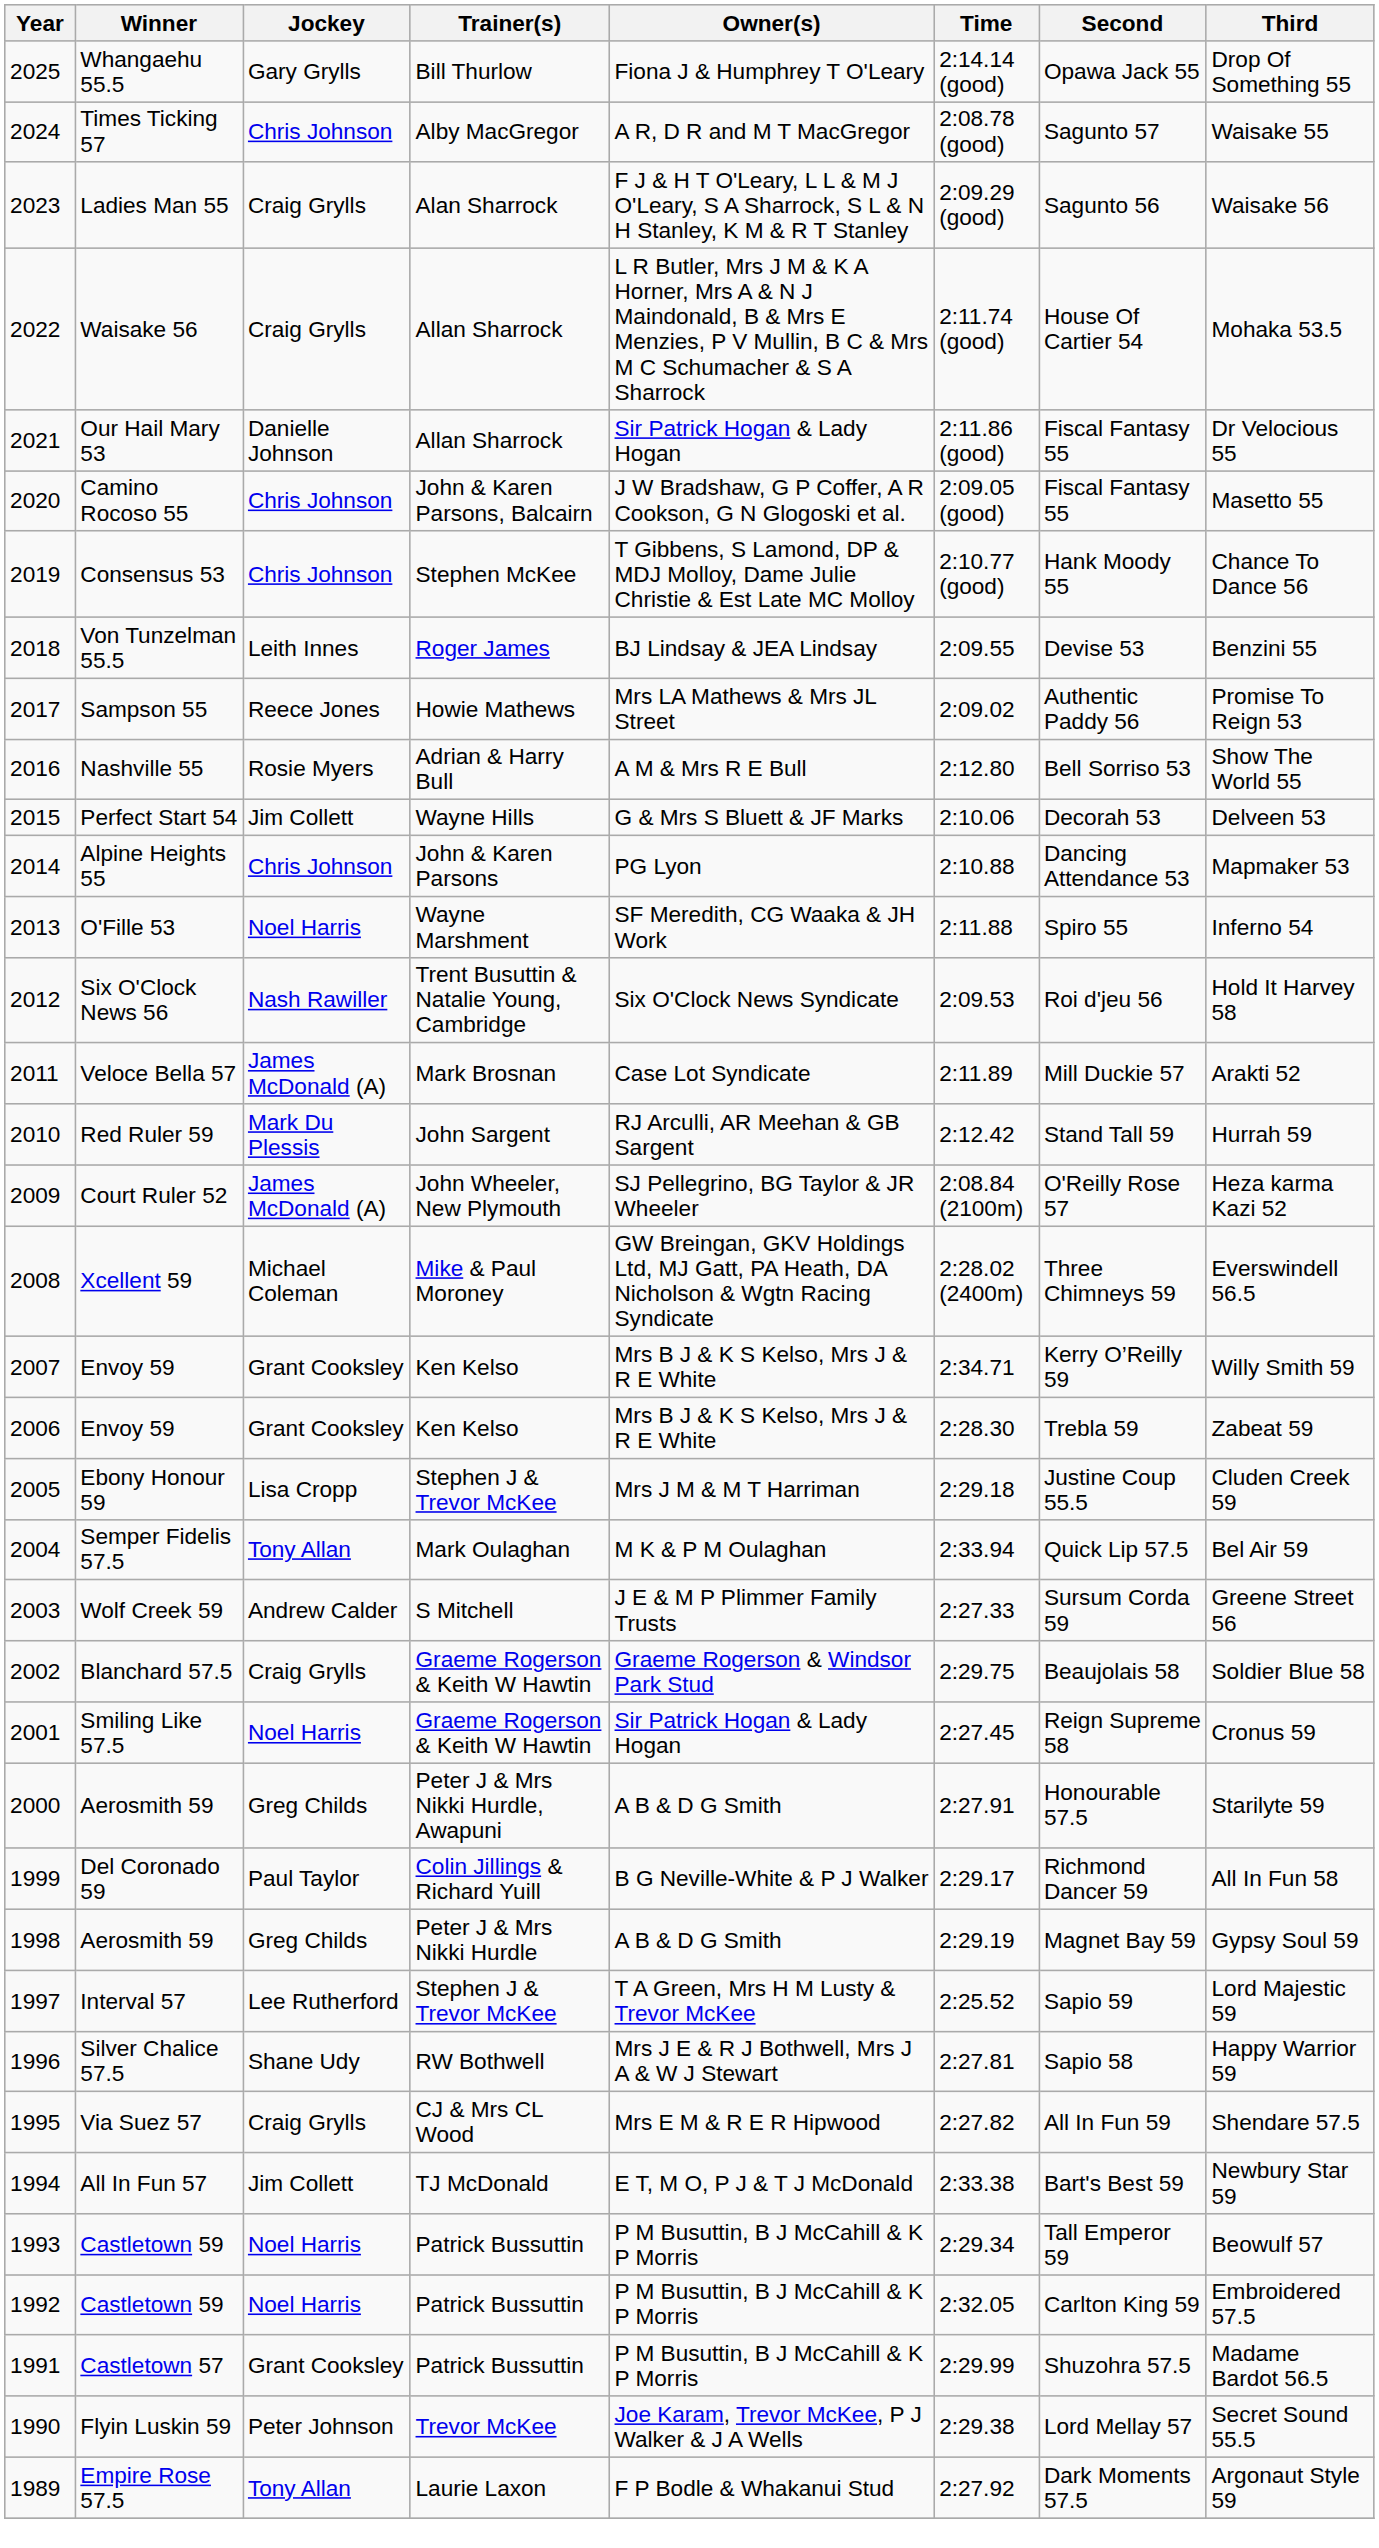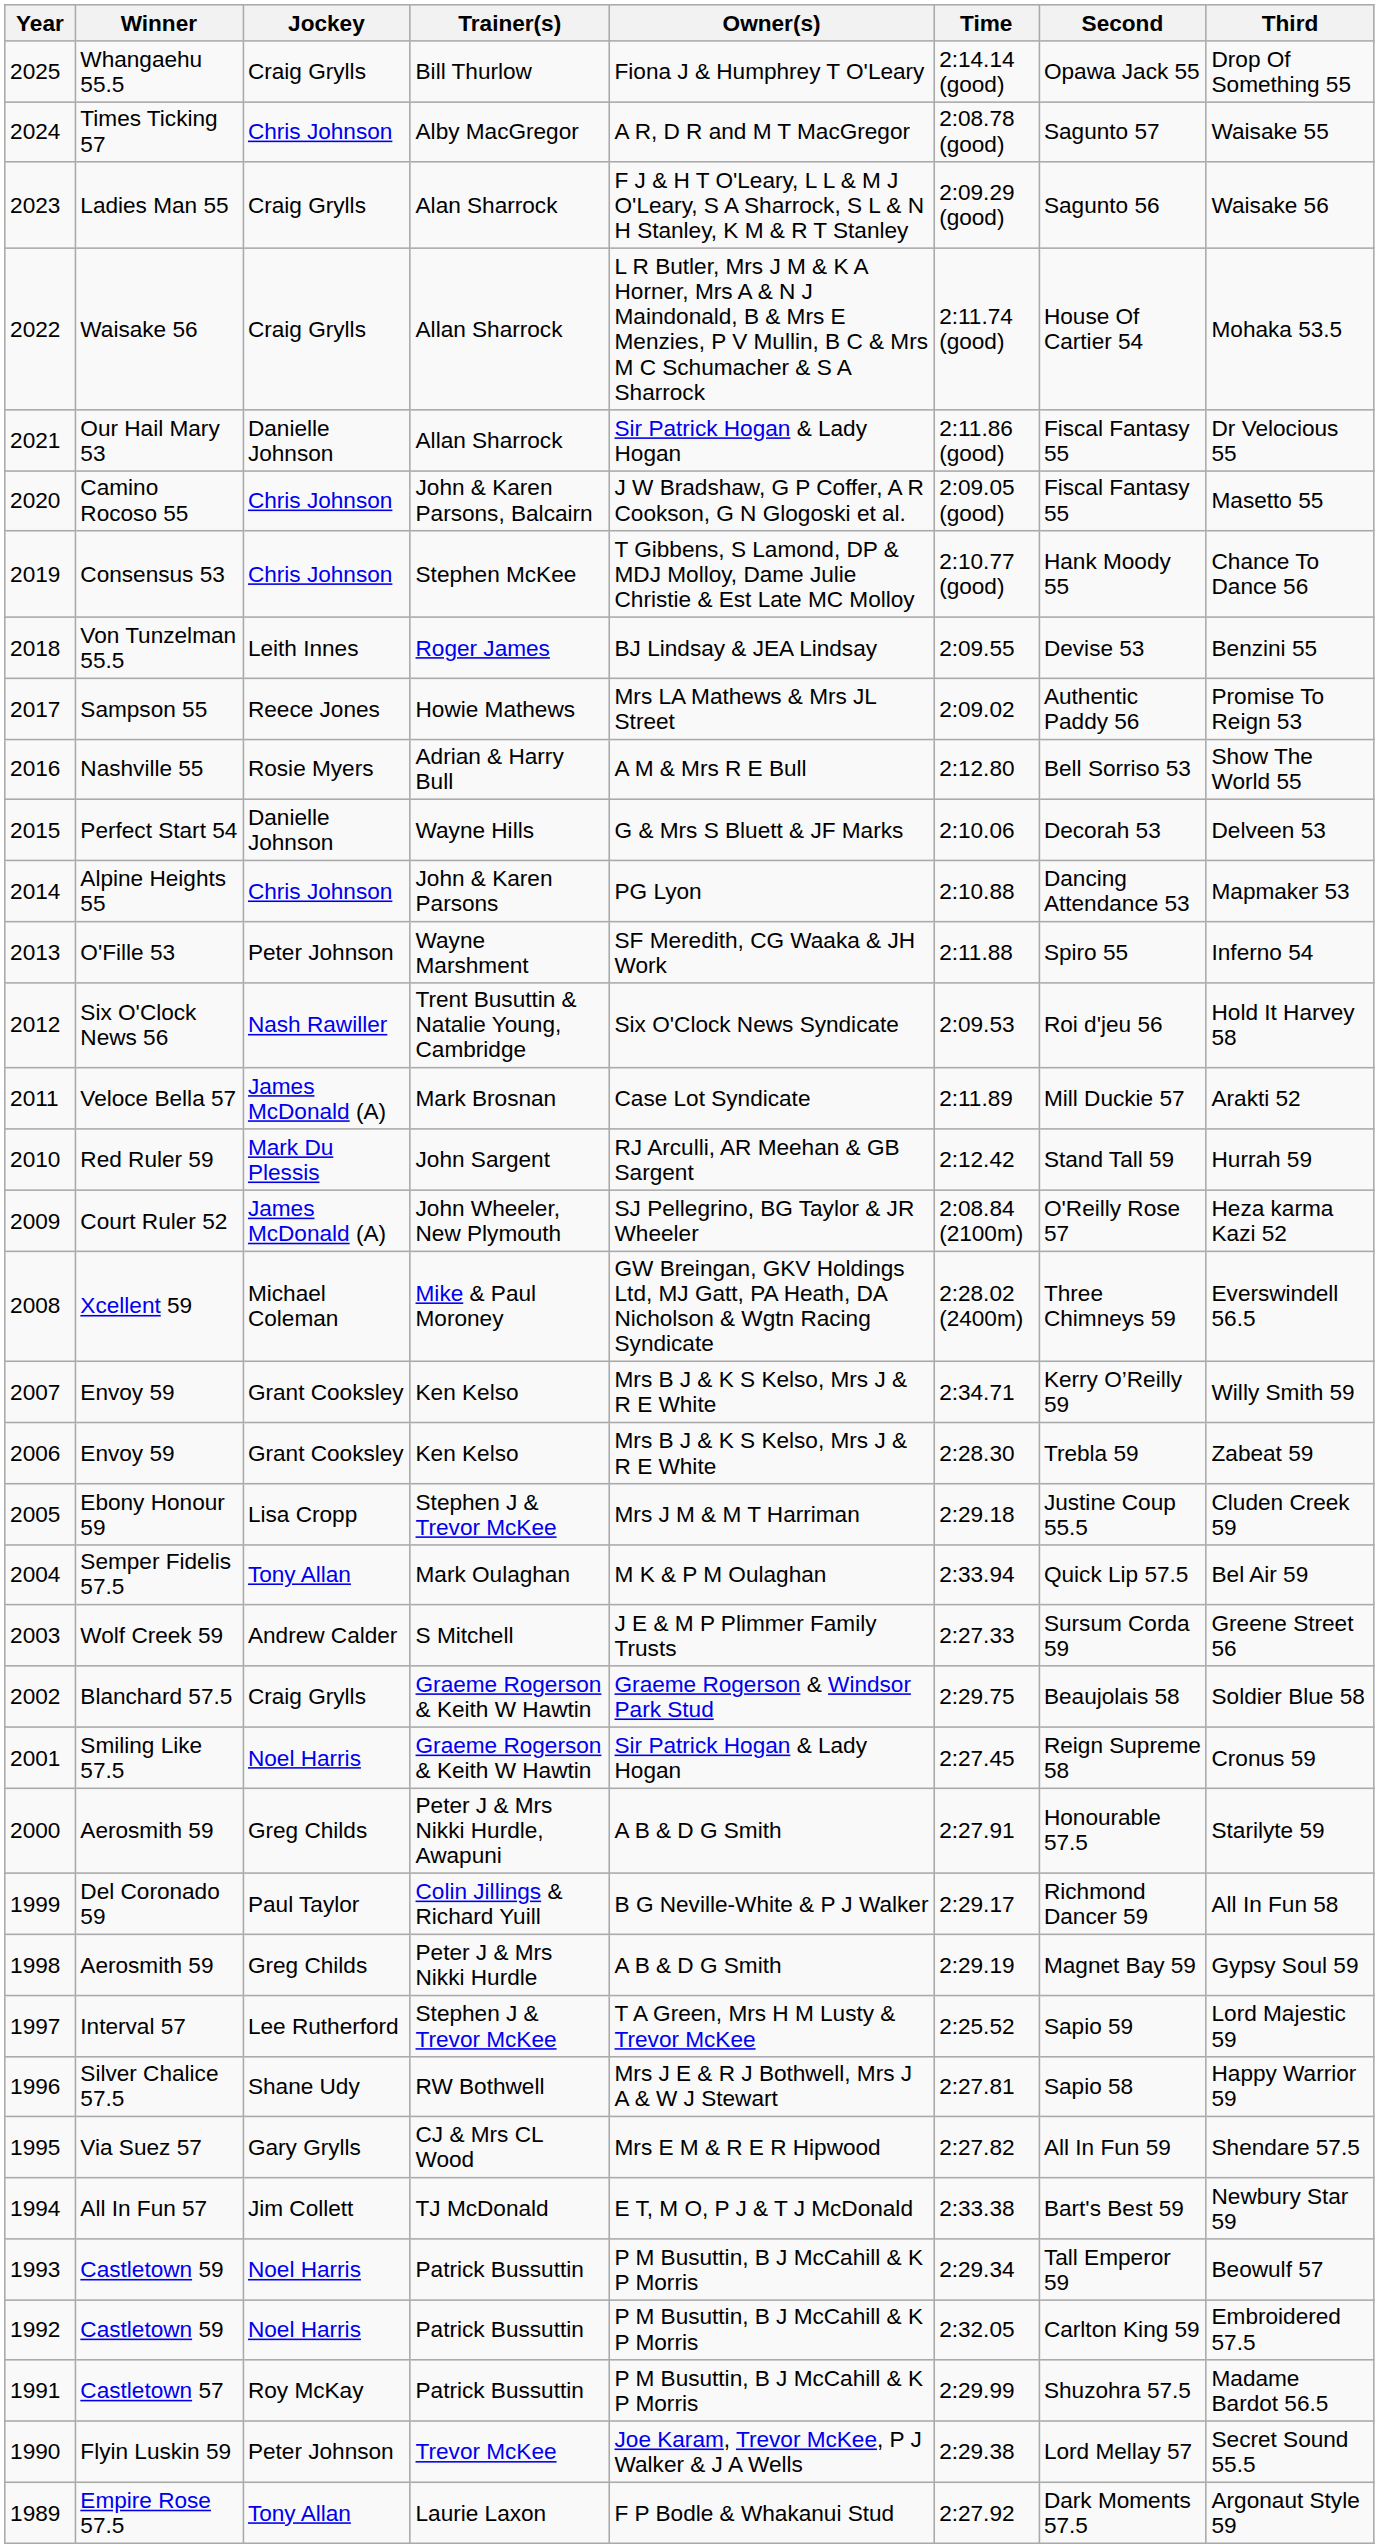(304, 71) Gary Grylls -> (307, 71) Craig Grylls
(301, 818) Jim Collett -> (291, 830) Danielle Johnson
(304, 927) Noel Harris -> (321, 952) Peter Johnson
(307, 2123) Craig Grylls -> (304, 2148) Gary Grylls
(326, 2366) Grant Cooksley -> (306, 2391) Roy McKay
